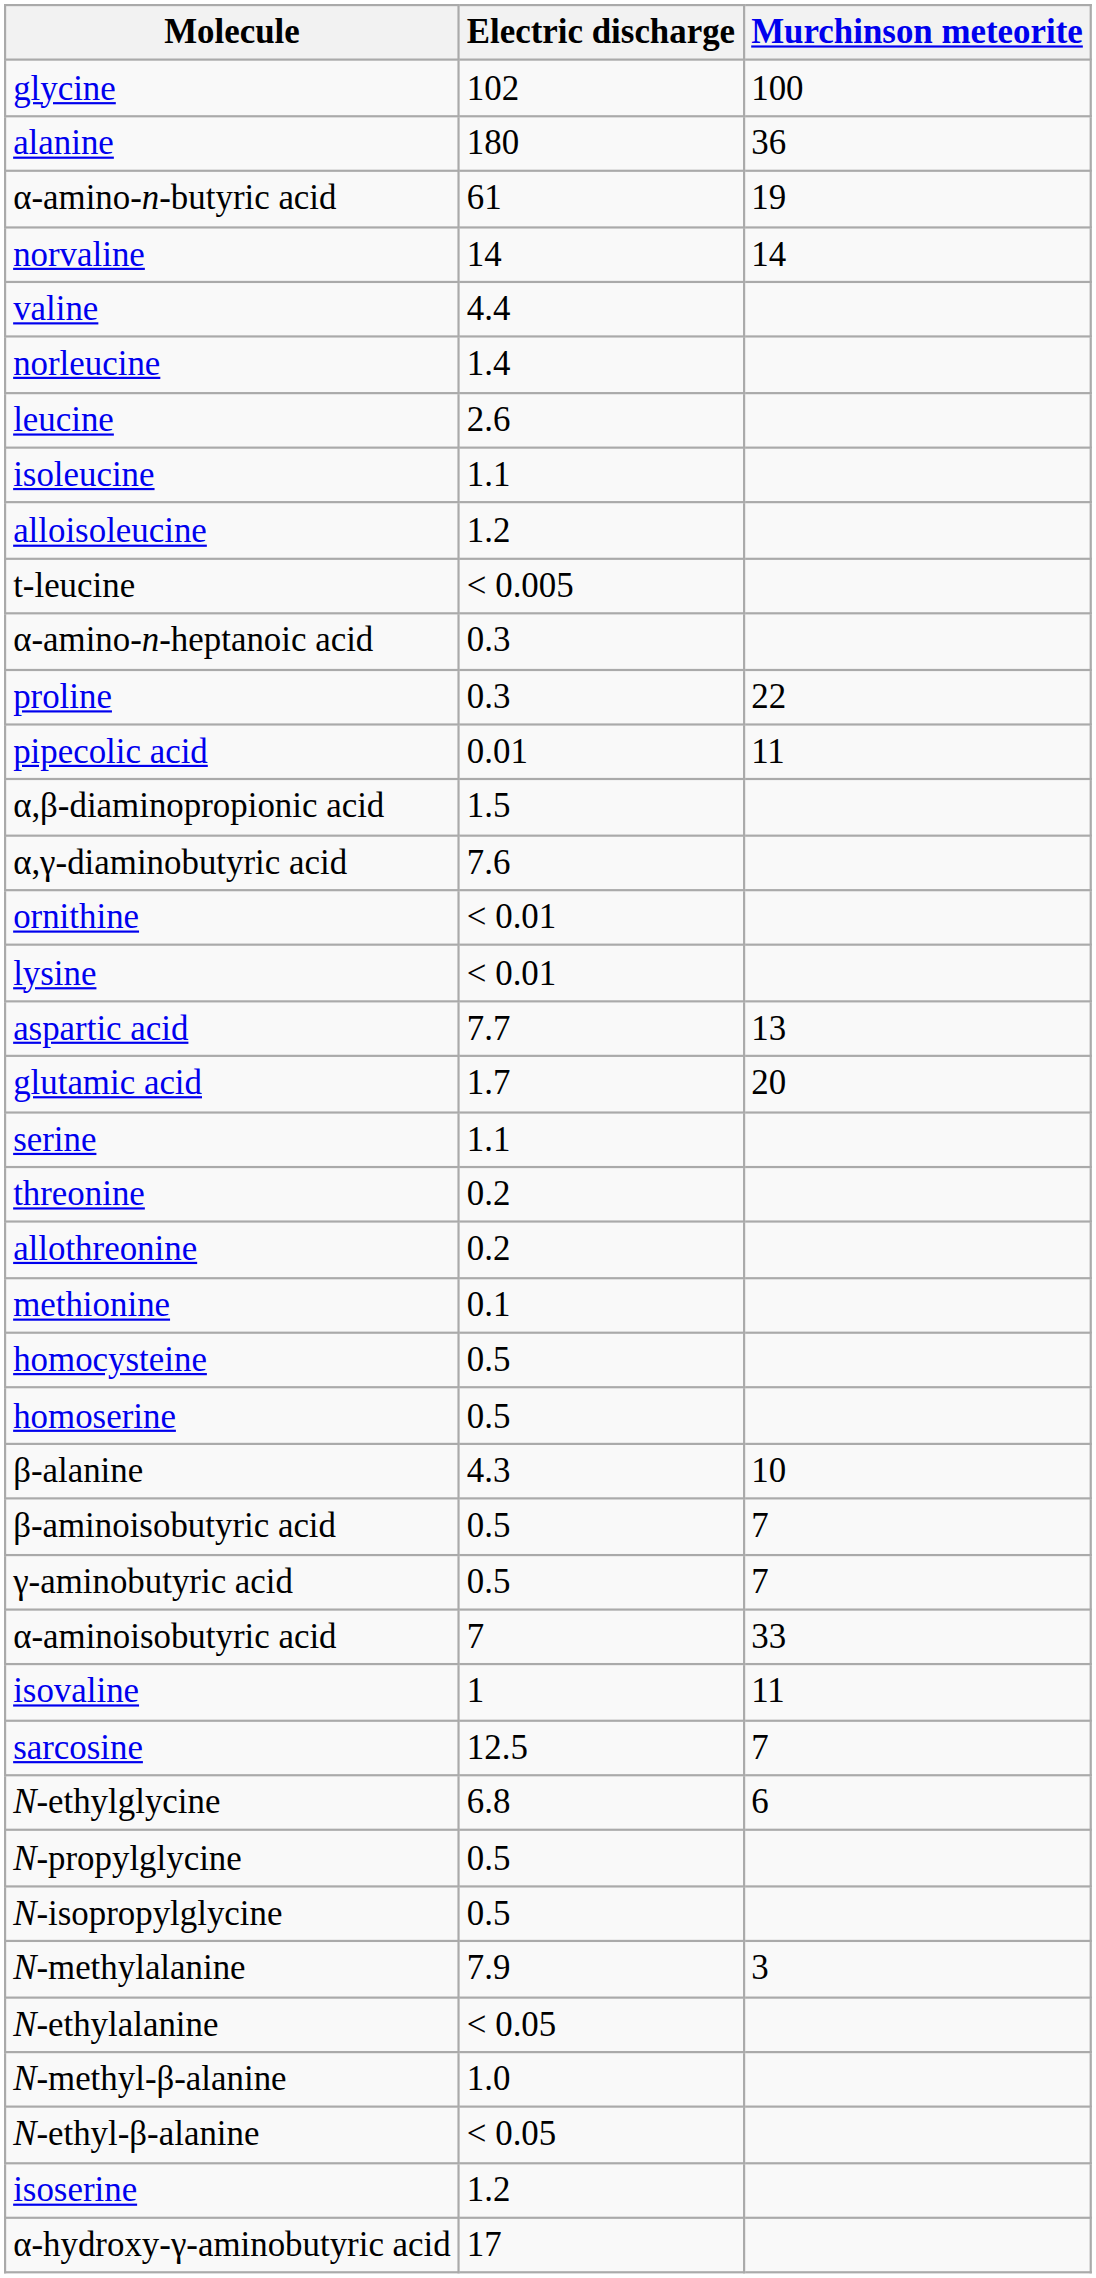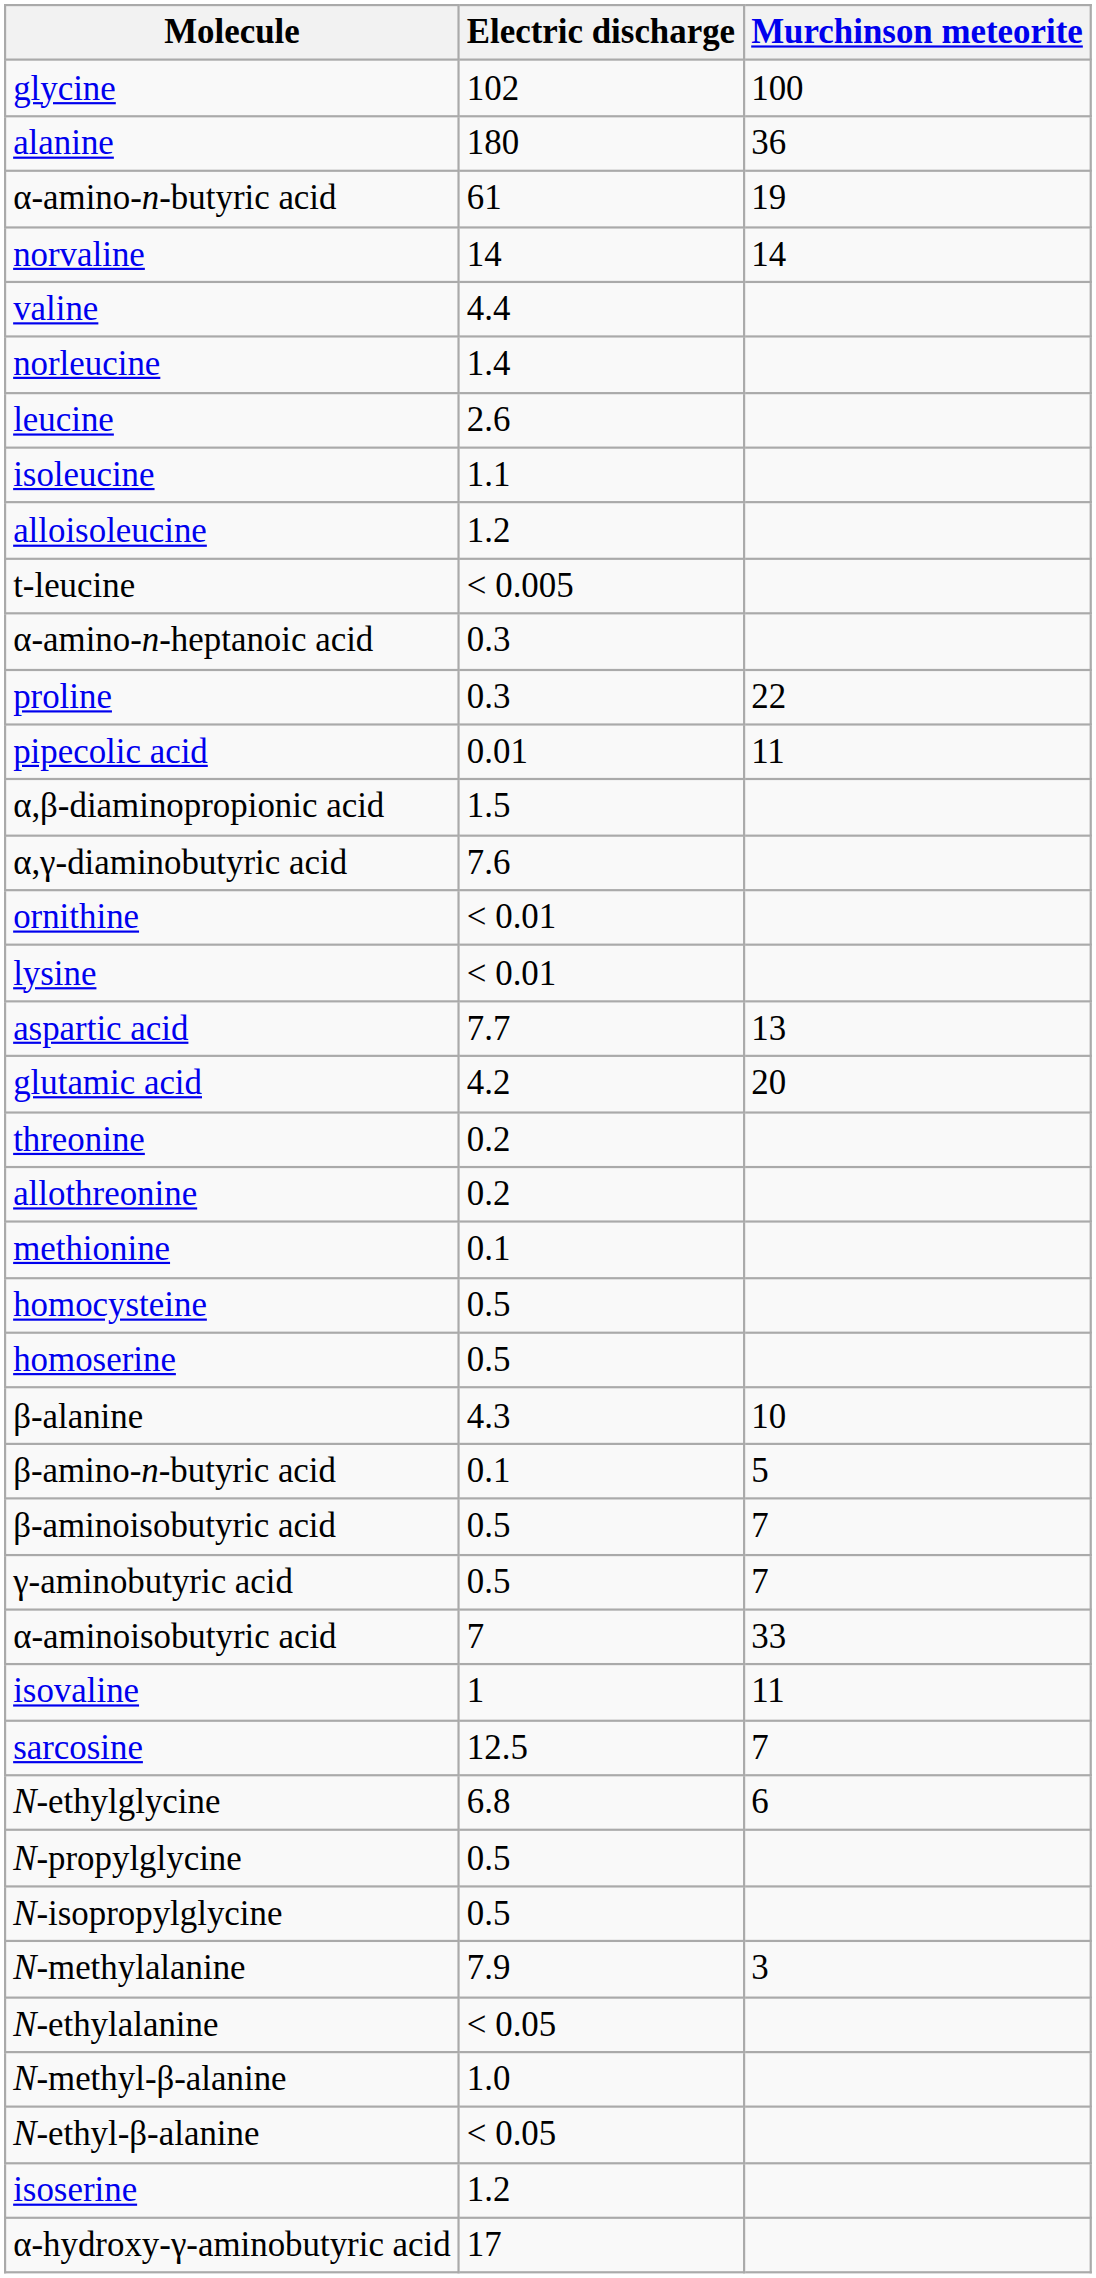(489, 1083) 1.7 -> (489, 1083) 4.2
- row: (55, 1138)
+ row: (175, 1470)
